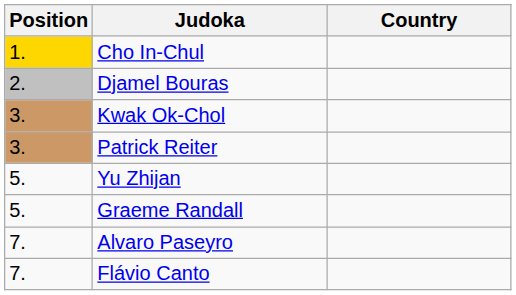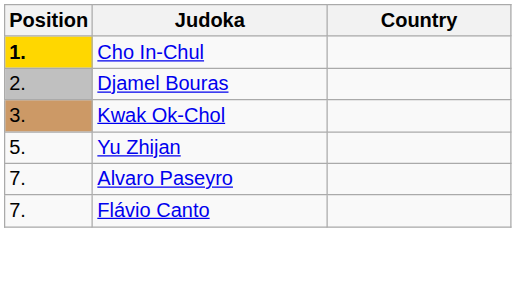(18, 52) normal -> (18, 52) bold
- row: (157, 147)
- row: (170, 210)
